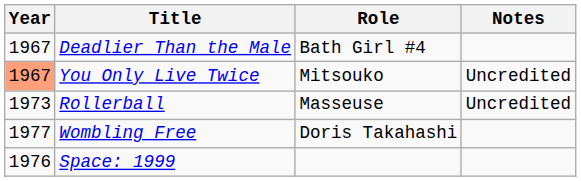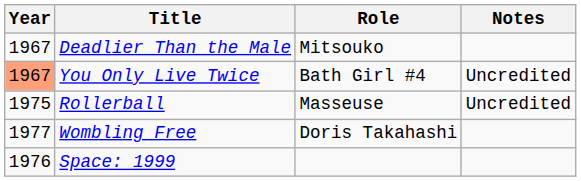(363, 48) Bath Girl #4 -> (342, 48) Mitsouko
(342, 76) Mitsouko -> (363, 76) Bath Girl #4
(30, 105) 1973 -> (30, 105) 1975
